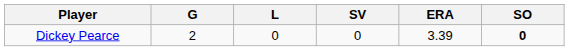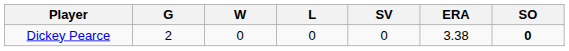+ column: (240, 14)
(440, 35) 3.39 -> (456, 35) 3.38
